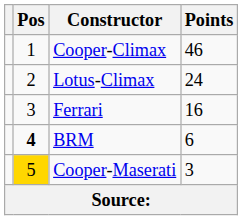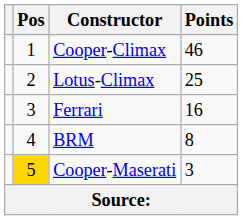(194, 79) 24 -> (194, 79) 25
(31, 140) bold -> (31, 140) normal
(189, 140) 6 -> (189, 140) 8
